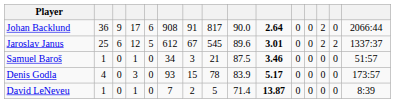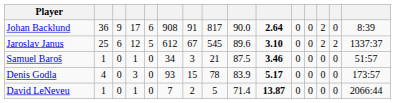(366, 28) 2066:44 -> (366, 28) 8:39
(274, 43) 3.01 -> (274, 43) 3.10
(366, 91) 8:39 -> (366, 91) 2066:44
